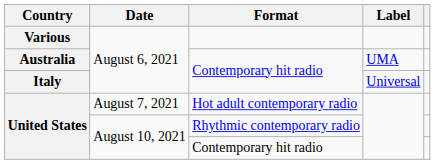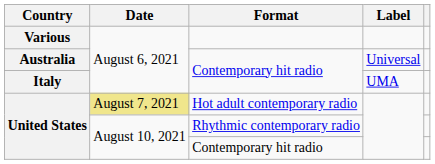(383, 59) UMA -> (393, 59) Universal
(393, 81) Universal -> (383, 81) UMA
(136, 103) no background -> (136, 103) khaki background
